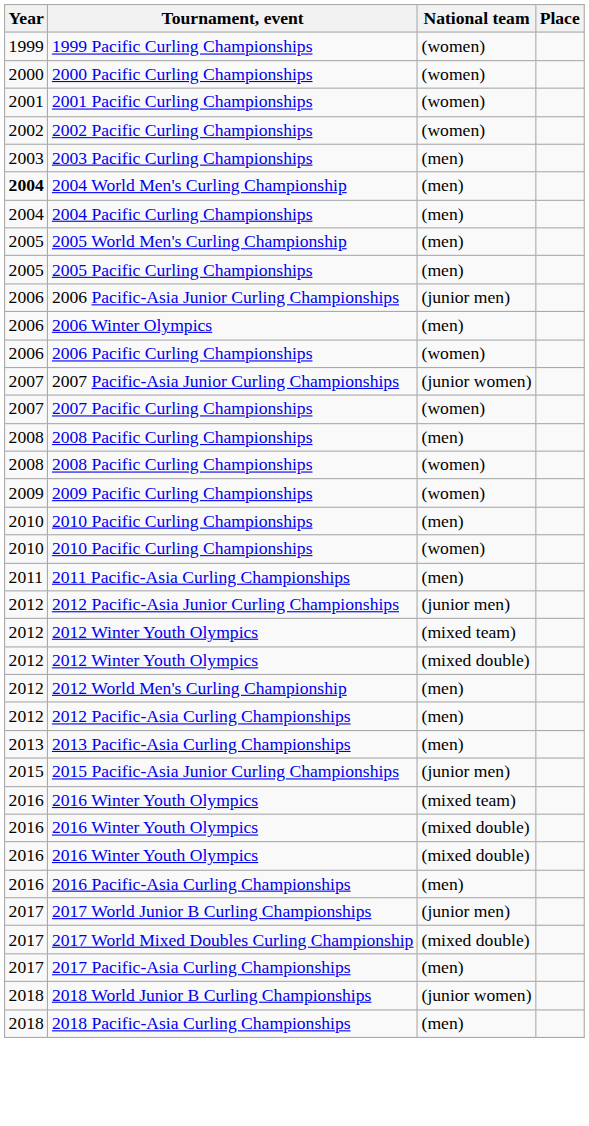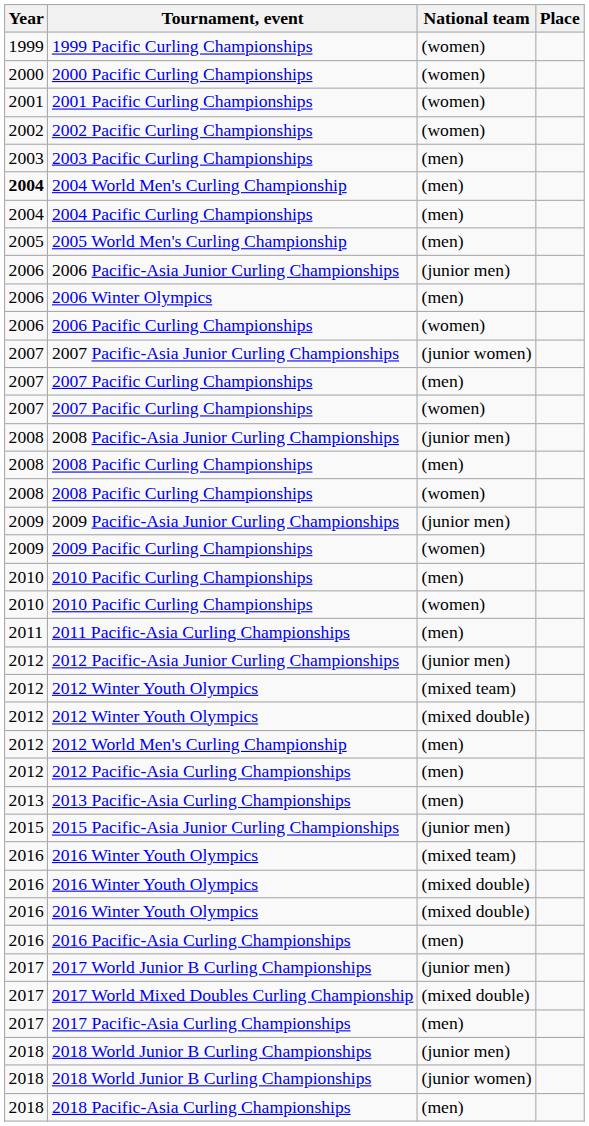- row: (182, 269)
+ row: (182, 381)
+ row: (225, 437)
+ row: (225, 520)
+ row: (212, 1051)
